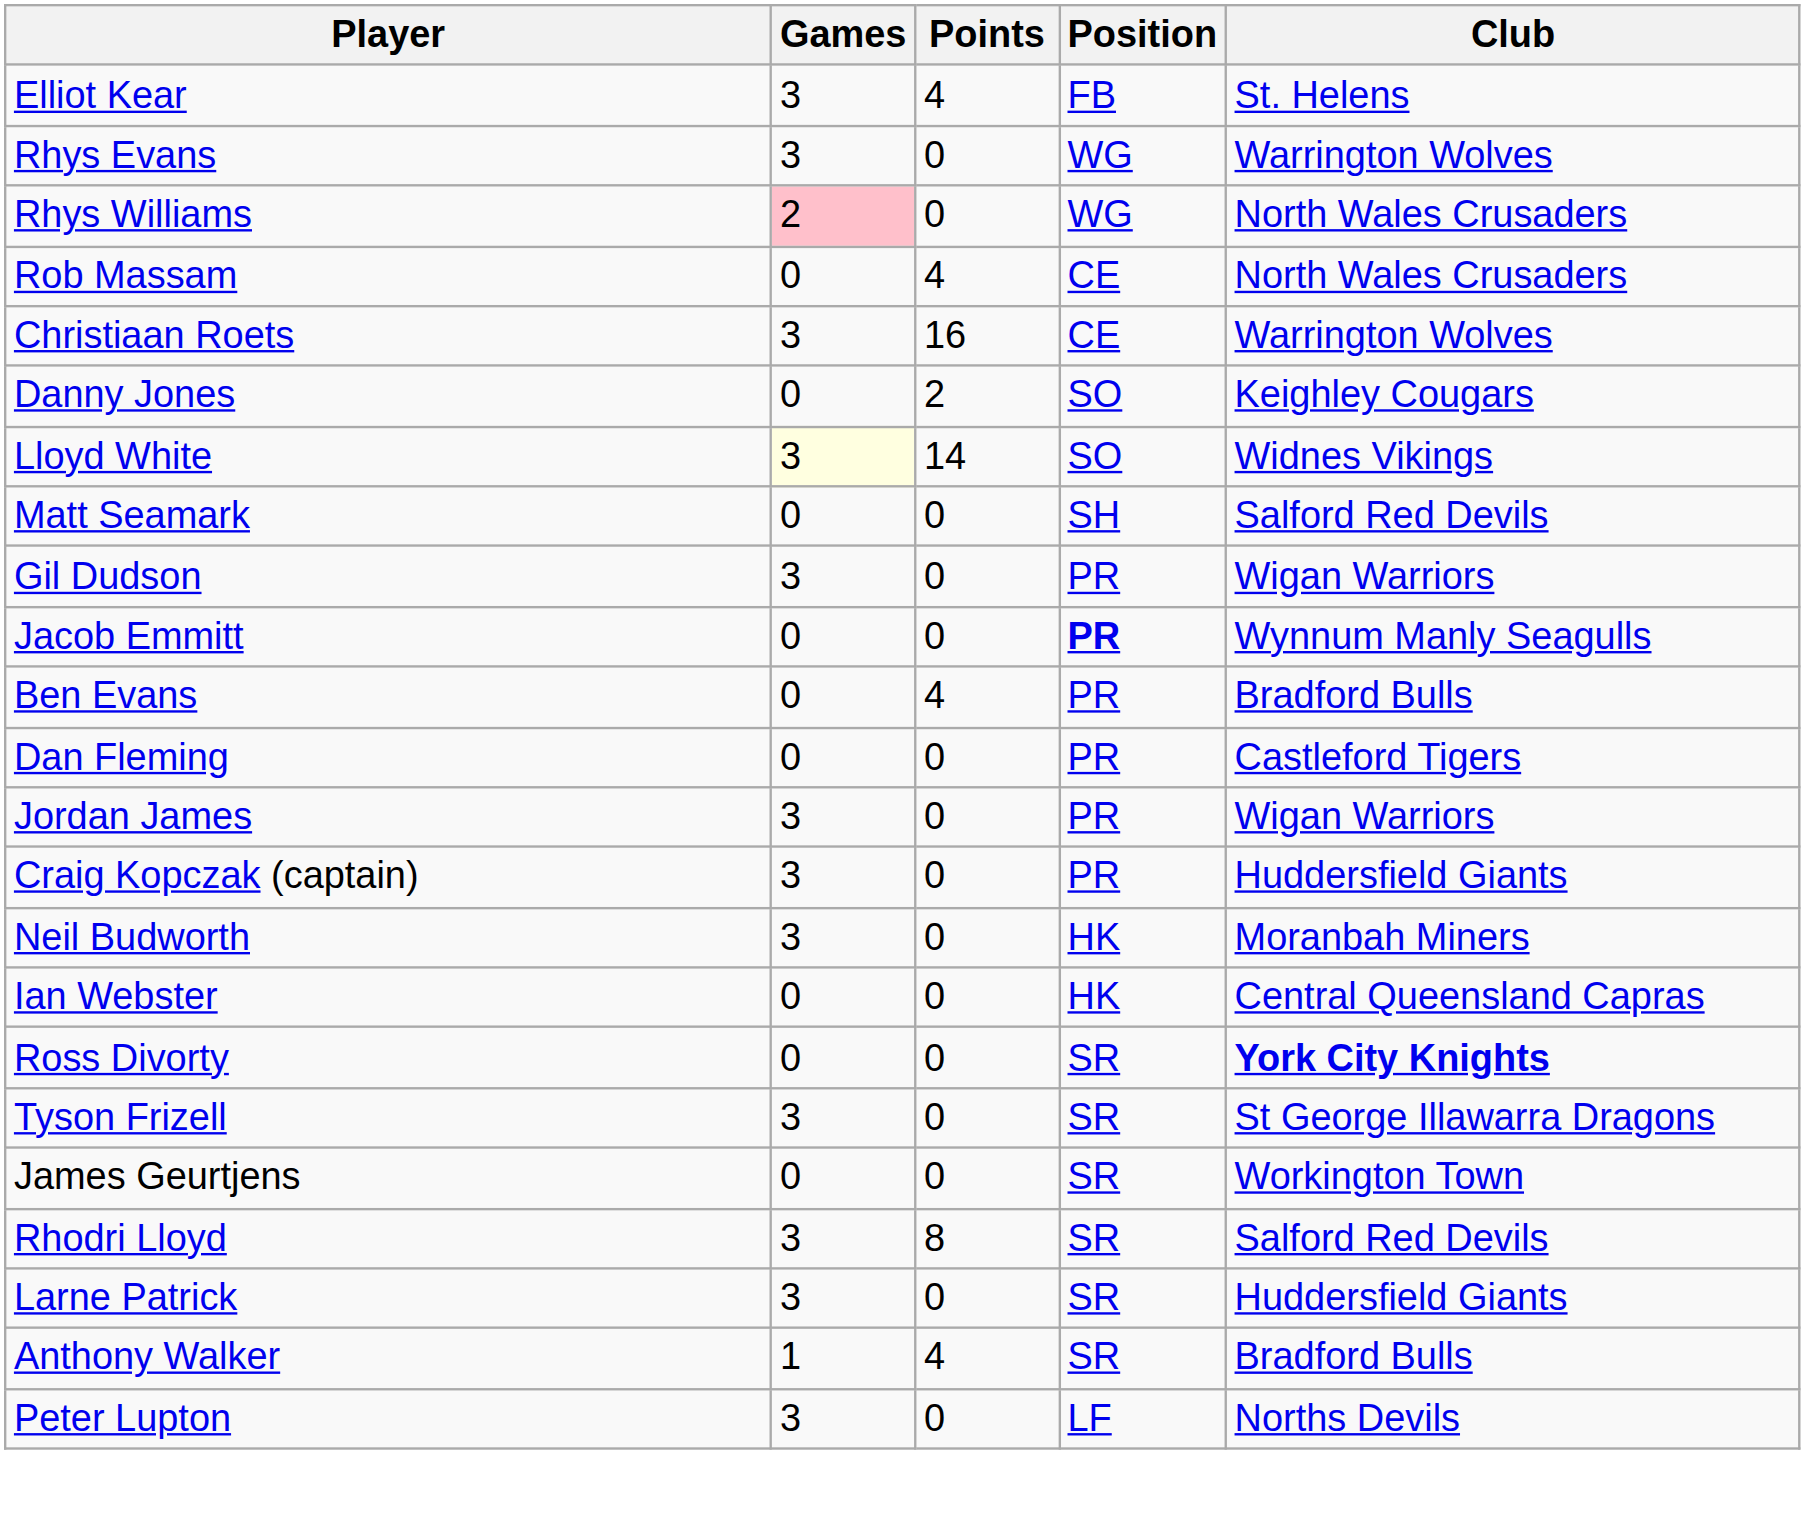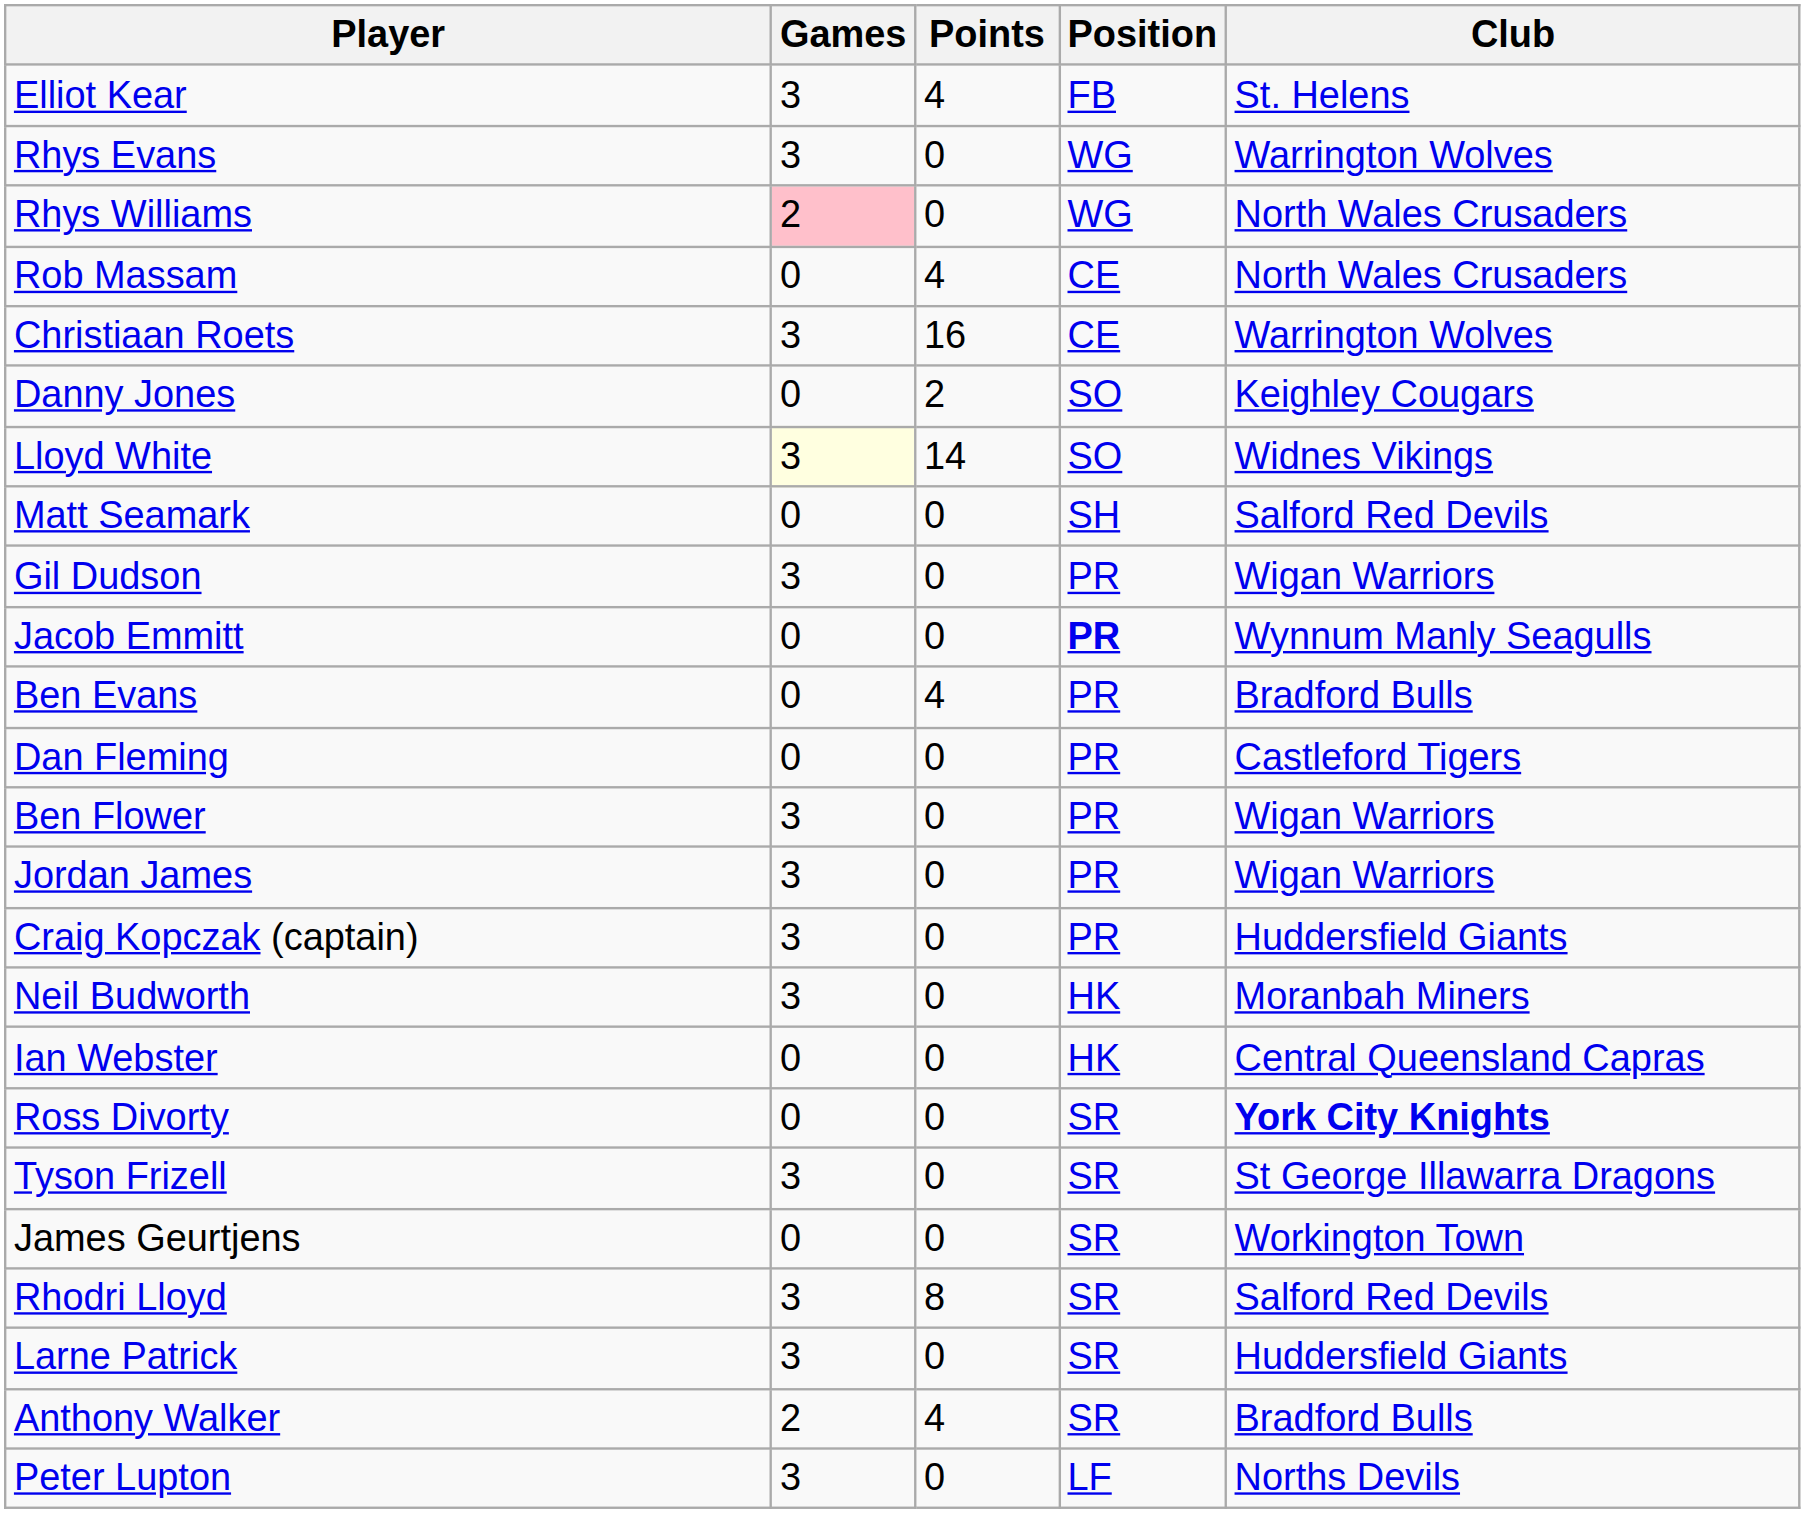+ row: (110, 816)
(791, 1357) 1 -> (791, 1417) 2
